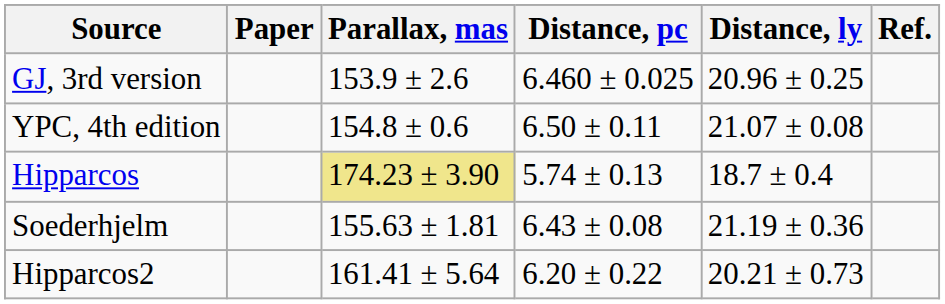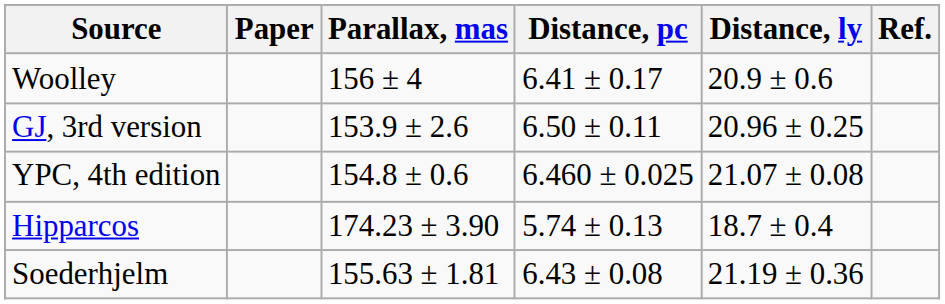+ row: (64, 77)
(608, 77) 6.460 ± 0.025 -> (592, 126) 6.50 ± 0.11
(592, 126) 6.50 ± 0.11 -> (608, 175) 6.460 ± 0.025
(414, 175) khaki background -> (414, 224) no background
- row: (83, 273)
